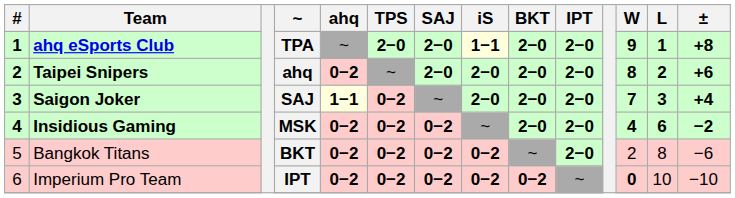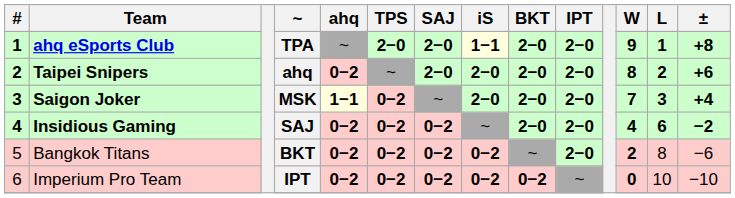(298, 99) SAJ -> (298, 99) MSK
(298, 126) MSK -> (298, 126) SAJ
(632, 153) normal -> (632, 153) bold
